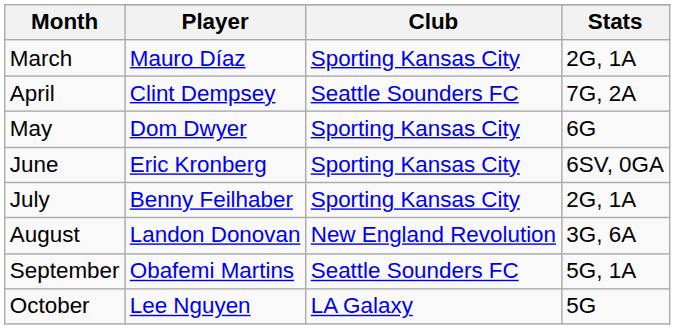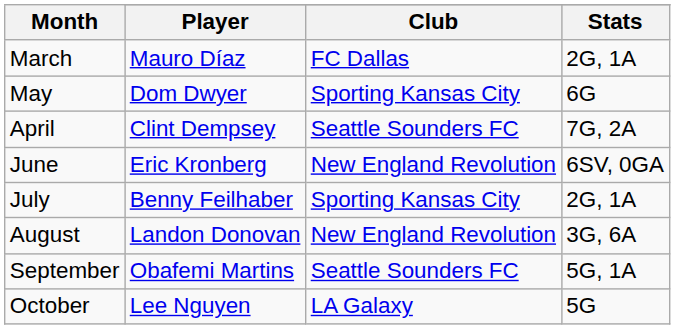(415, 57) Sporting Kansas City -> (360, 57) FC Dallas
rows swapped: (32, 93) <-> (31, 128)
(415, 164) Sporting Kansas City -> (433, 164) New England Revolution
